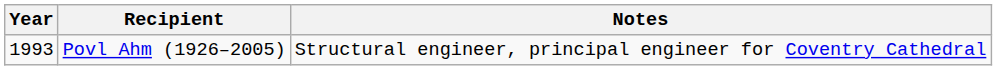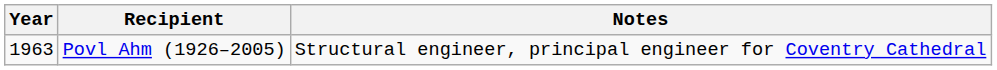(31, 50) 1993 -> (31, 50) 1963
